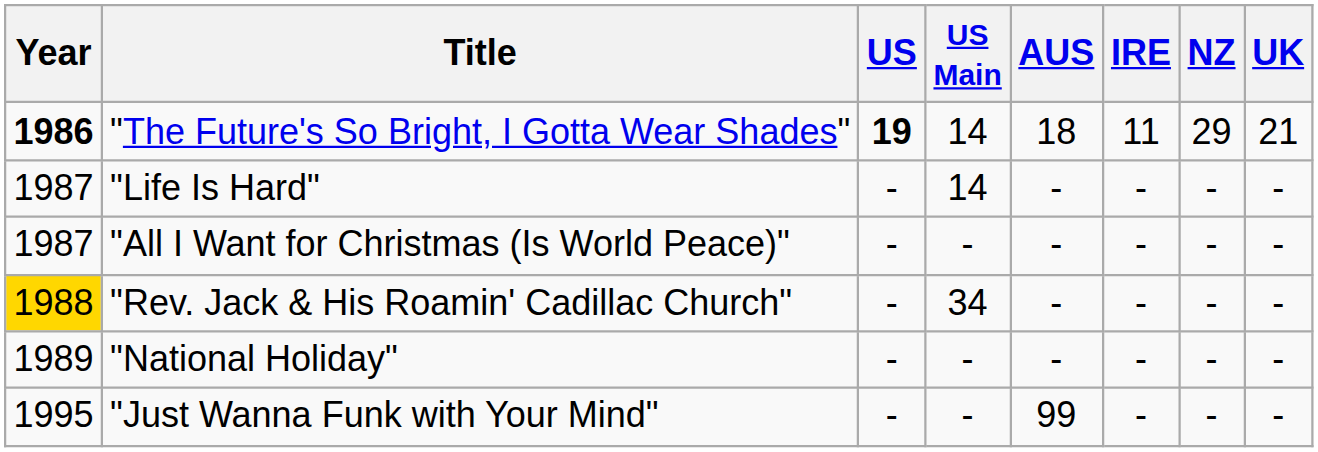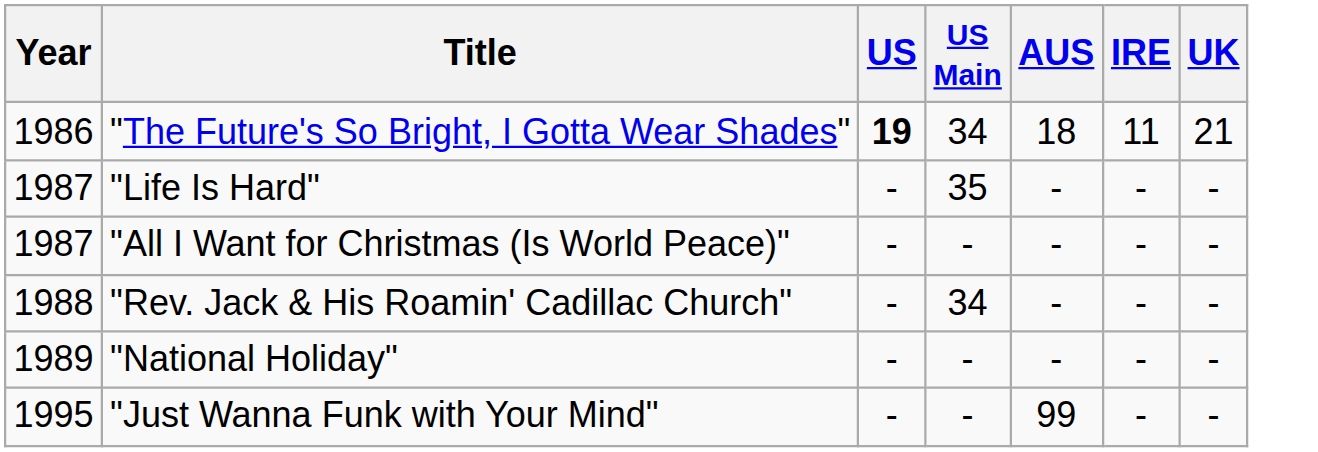- column: (1212, 53)
(53, 130) bold -> (53, 130) normal
(968, 130) 14 -> (968, 130) 34
(968, 187) 14 -> (968, 187) 35
(53, 301) gold background -> (53, 301) no background
